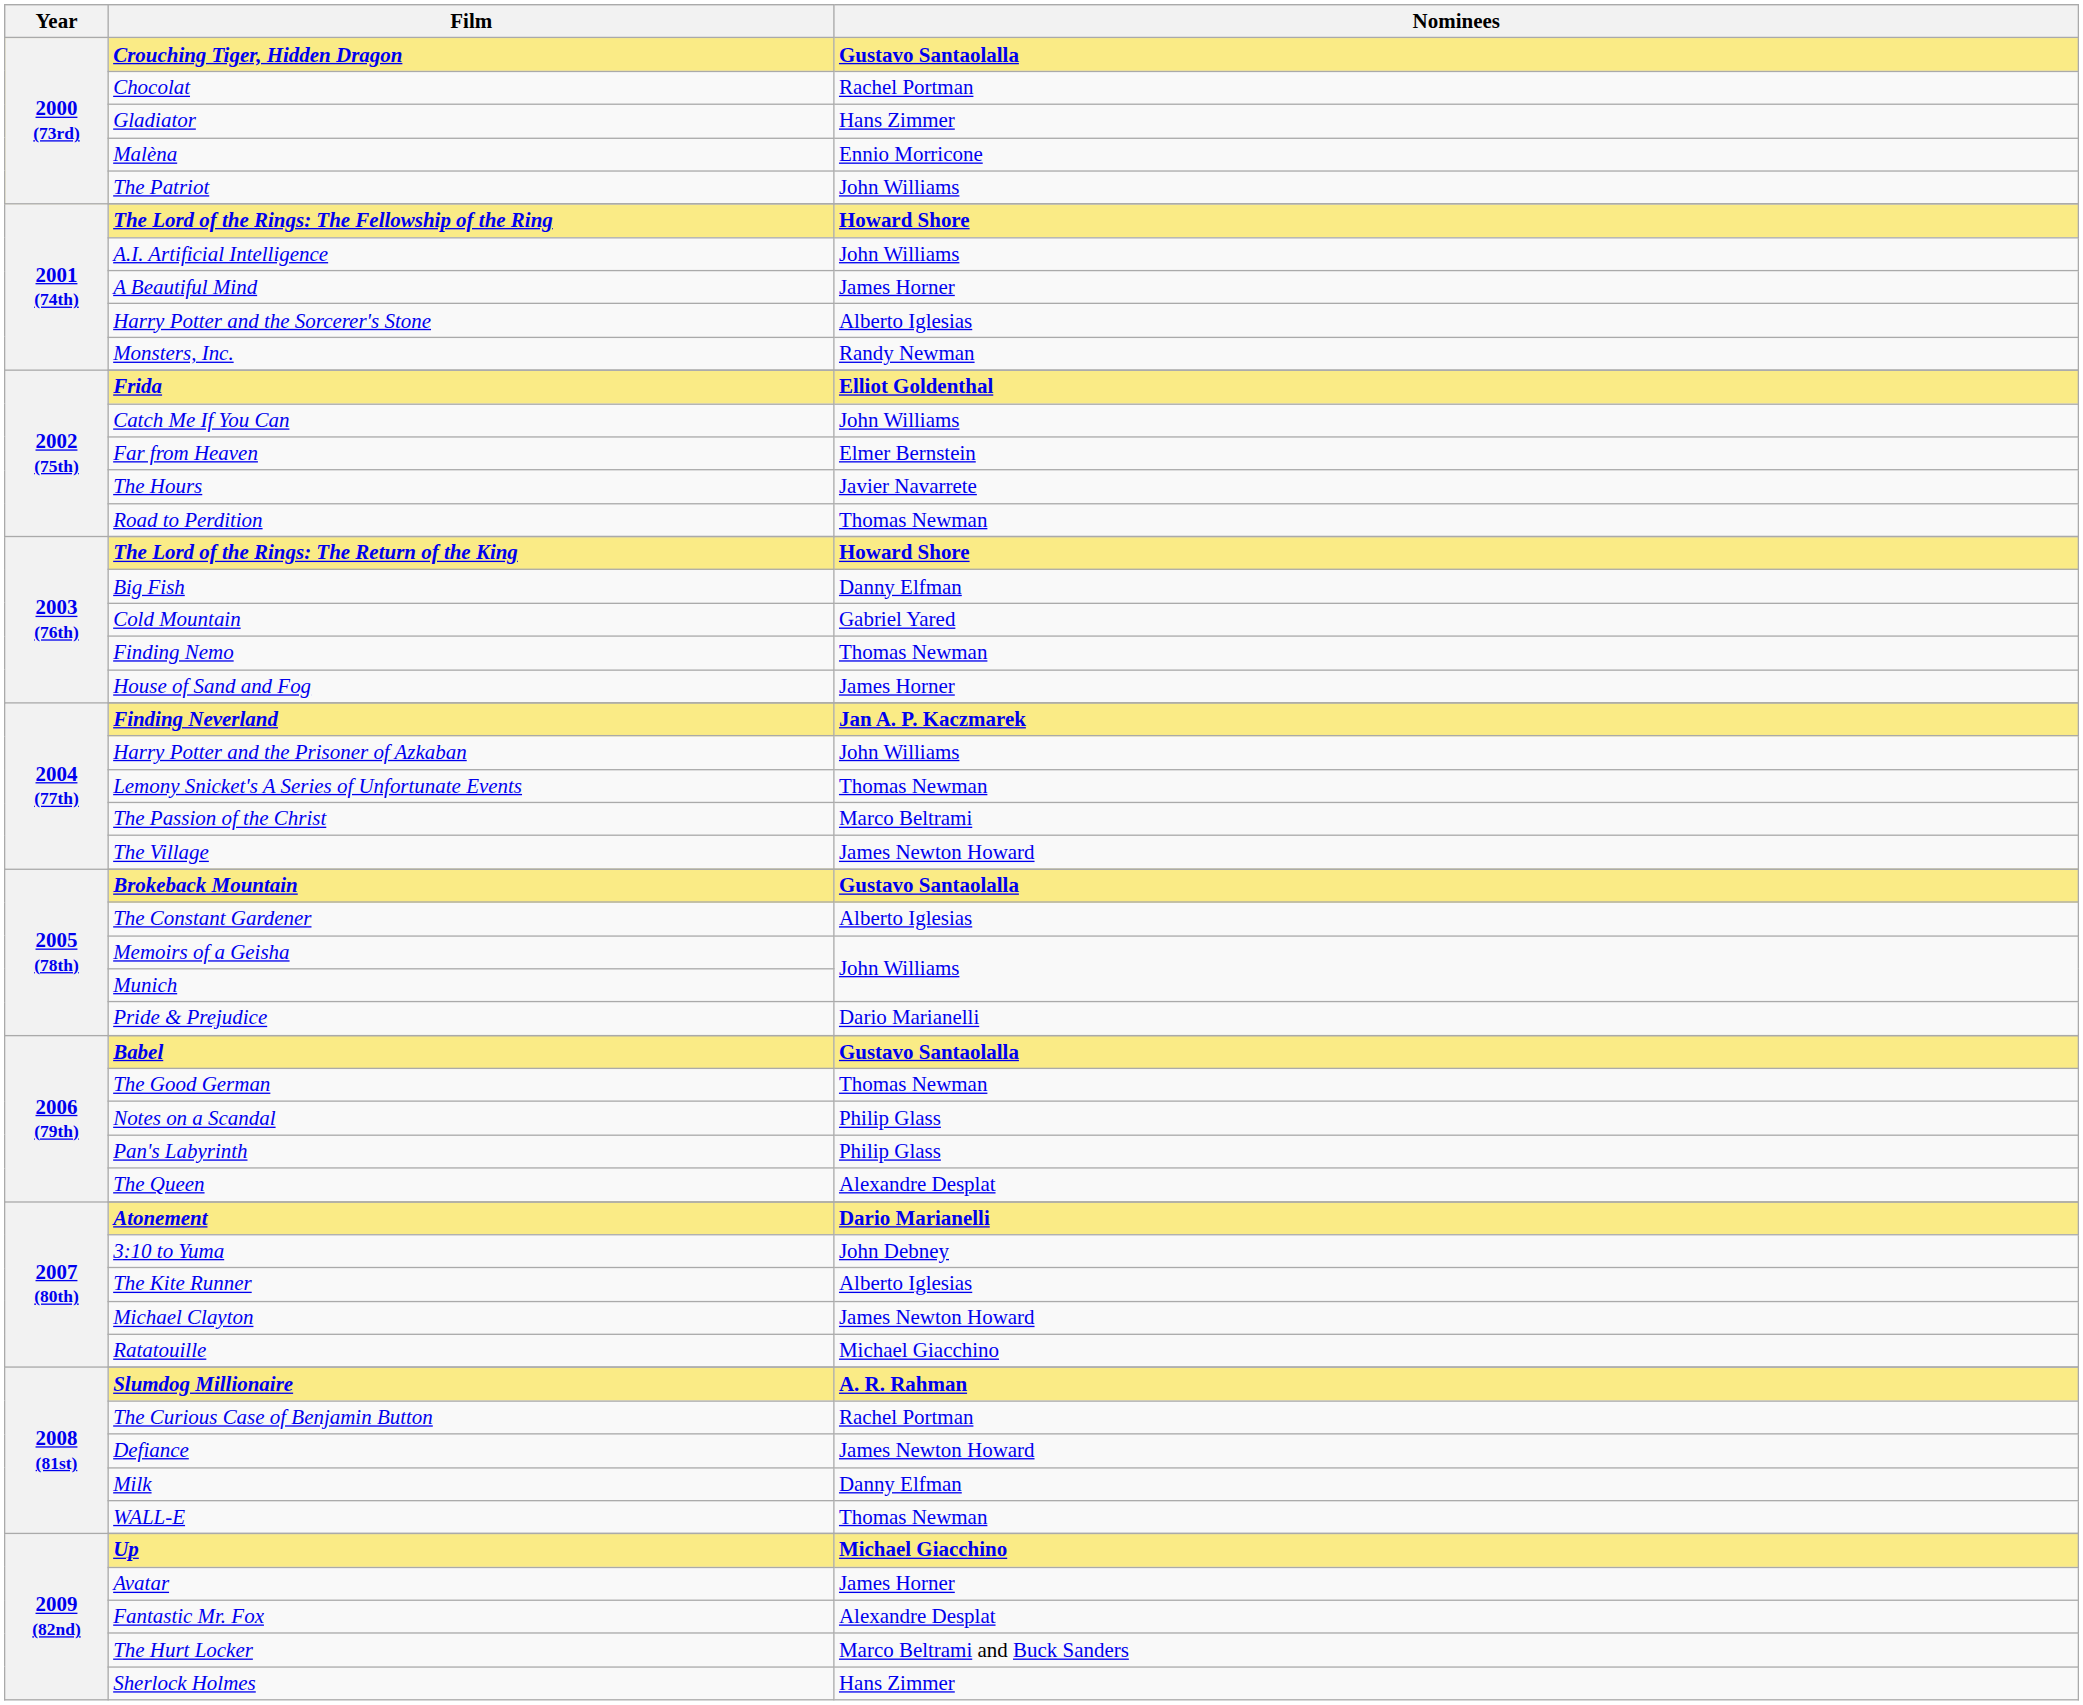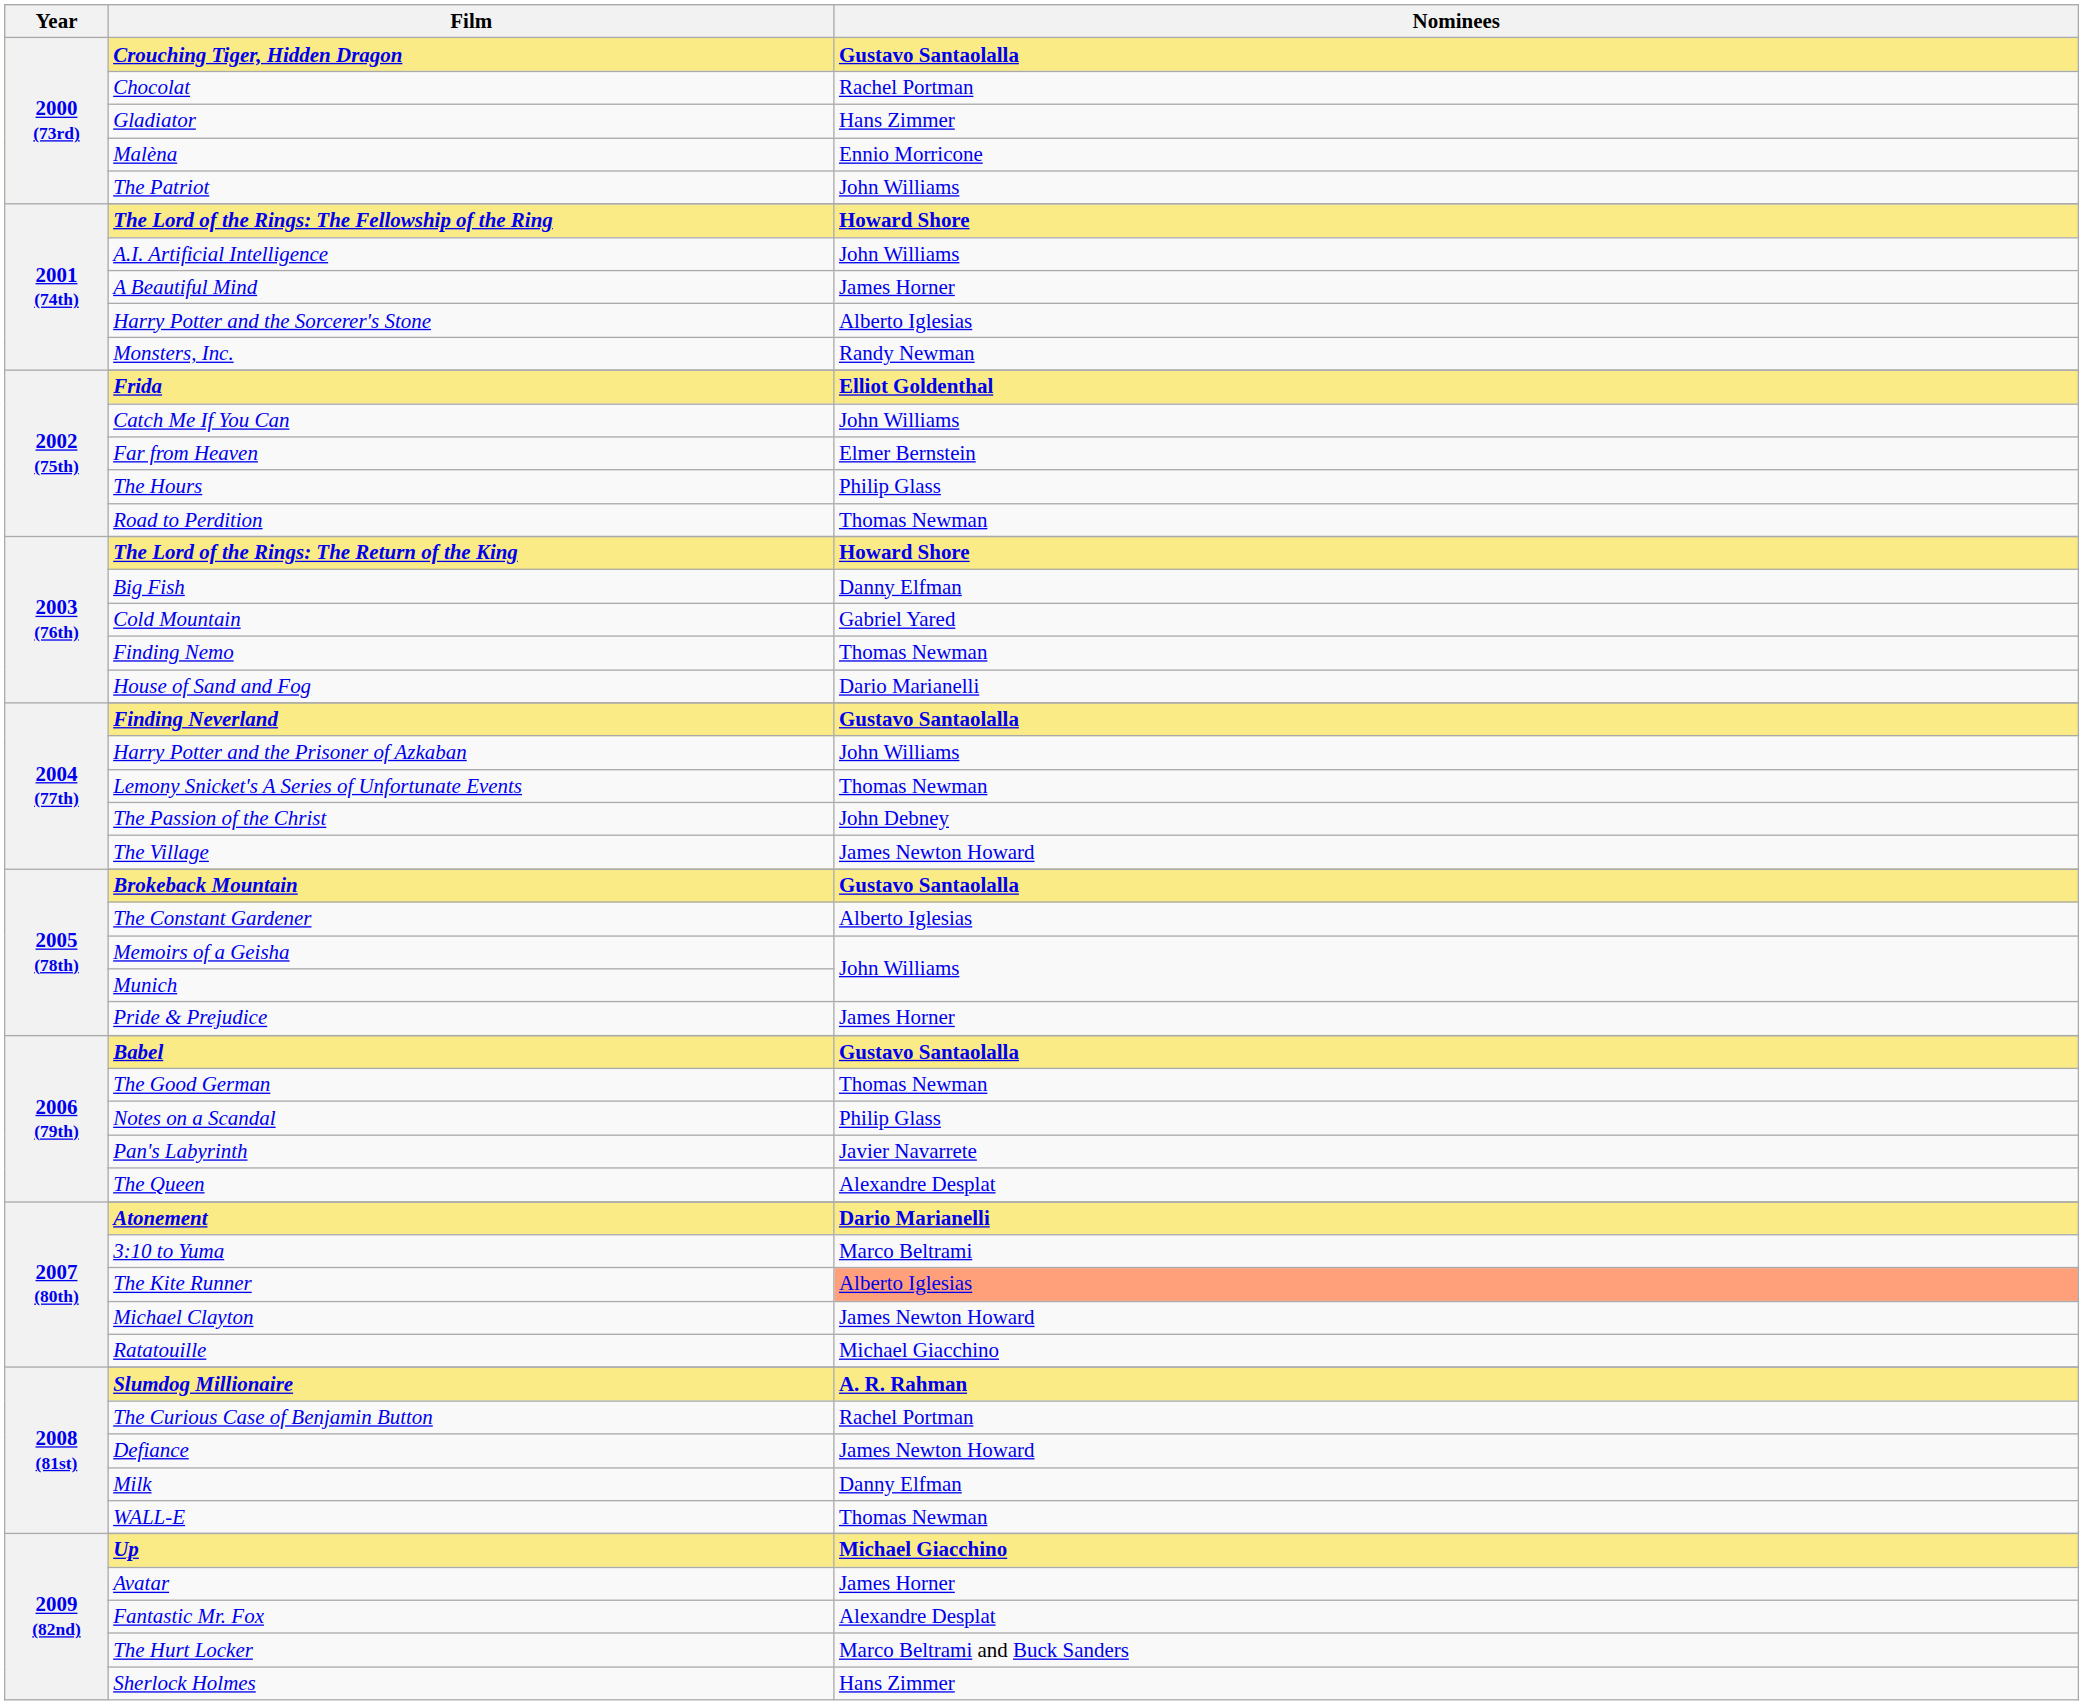(908, 486) Javier Navarrete -> (890, 486) Philip Glass
(897, 685) James Horner -> (909, 685) Dario Marianelli
(932, 719) Jan A. P. Kaczmarek -> (929, 719) Gustavo Santaolalla
(906, 818) Marco Beltrami -> (894, 818) John Debney
(909, 1018) Dario Marianelli -> (897, 1018) James Horner
(890, 1151) Philip Glass -> (908, 1151) Javier Navarrete
(894, 1251) John Debney -> (906, 1251) Marco Beltrami
(906, 1284) no background -> (906, 1284) lightsalmon background
